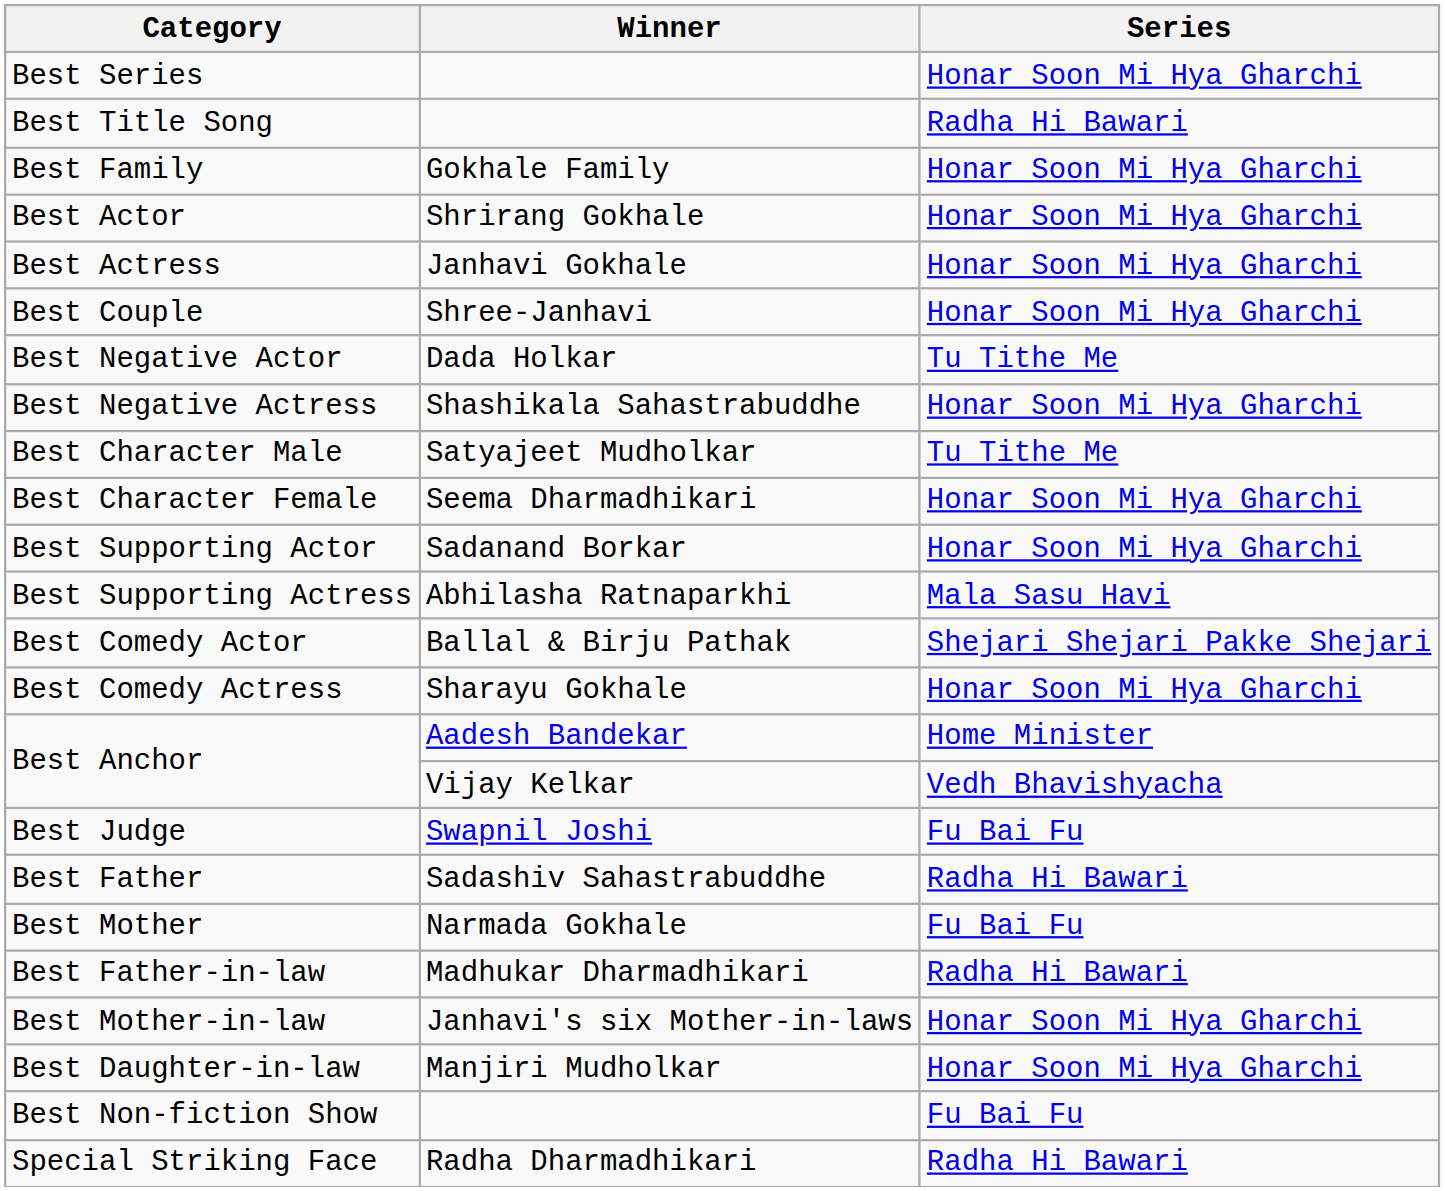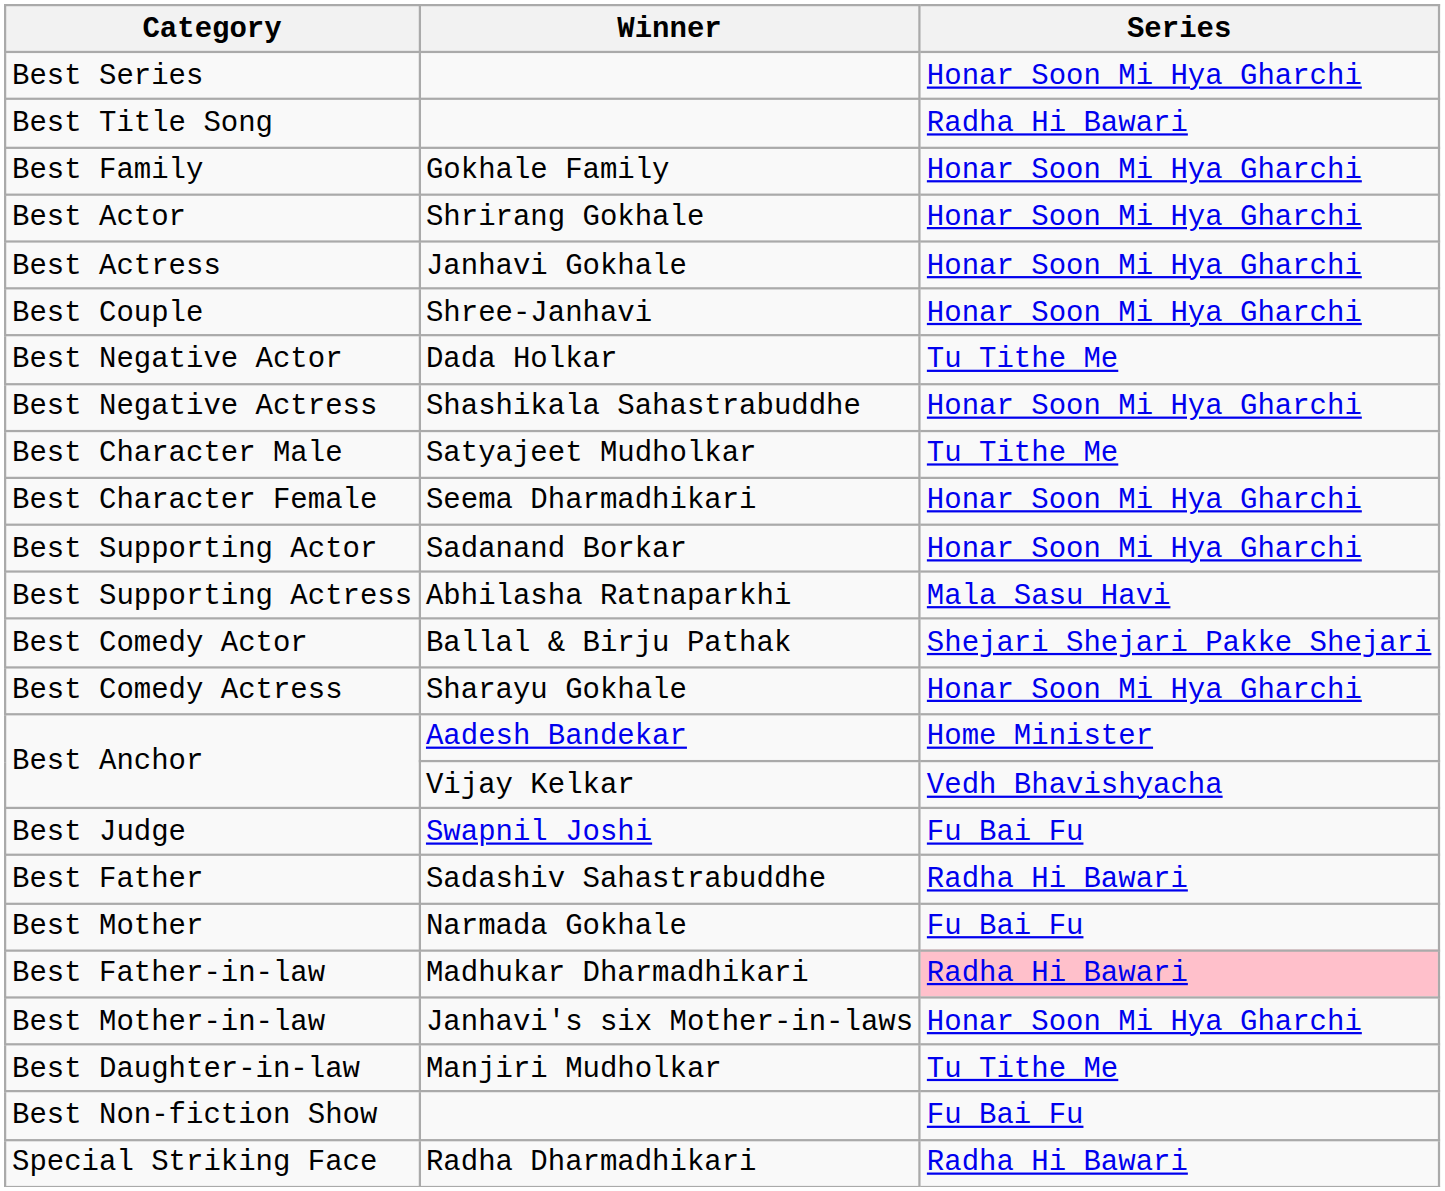(1057, 974) no background -> (1057, 974) pink background
(1144, 1068) Honar Soon Mi Hya Gharchi -> (1023, 1068) Tu Tithe Me
